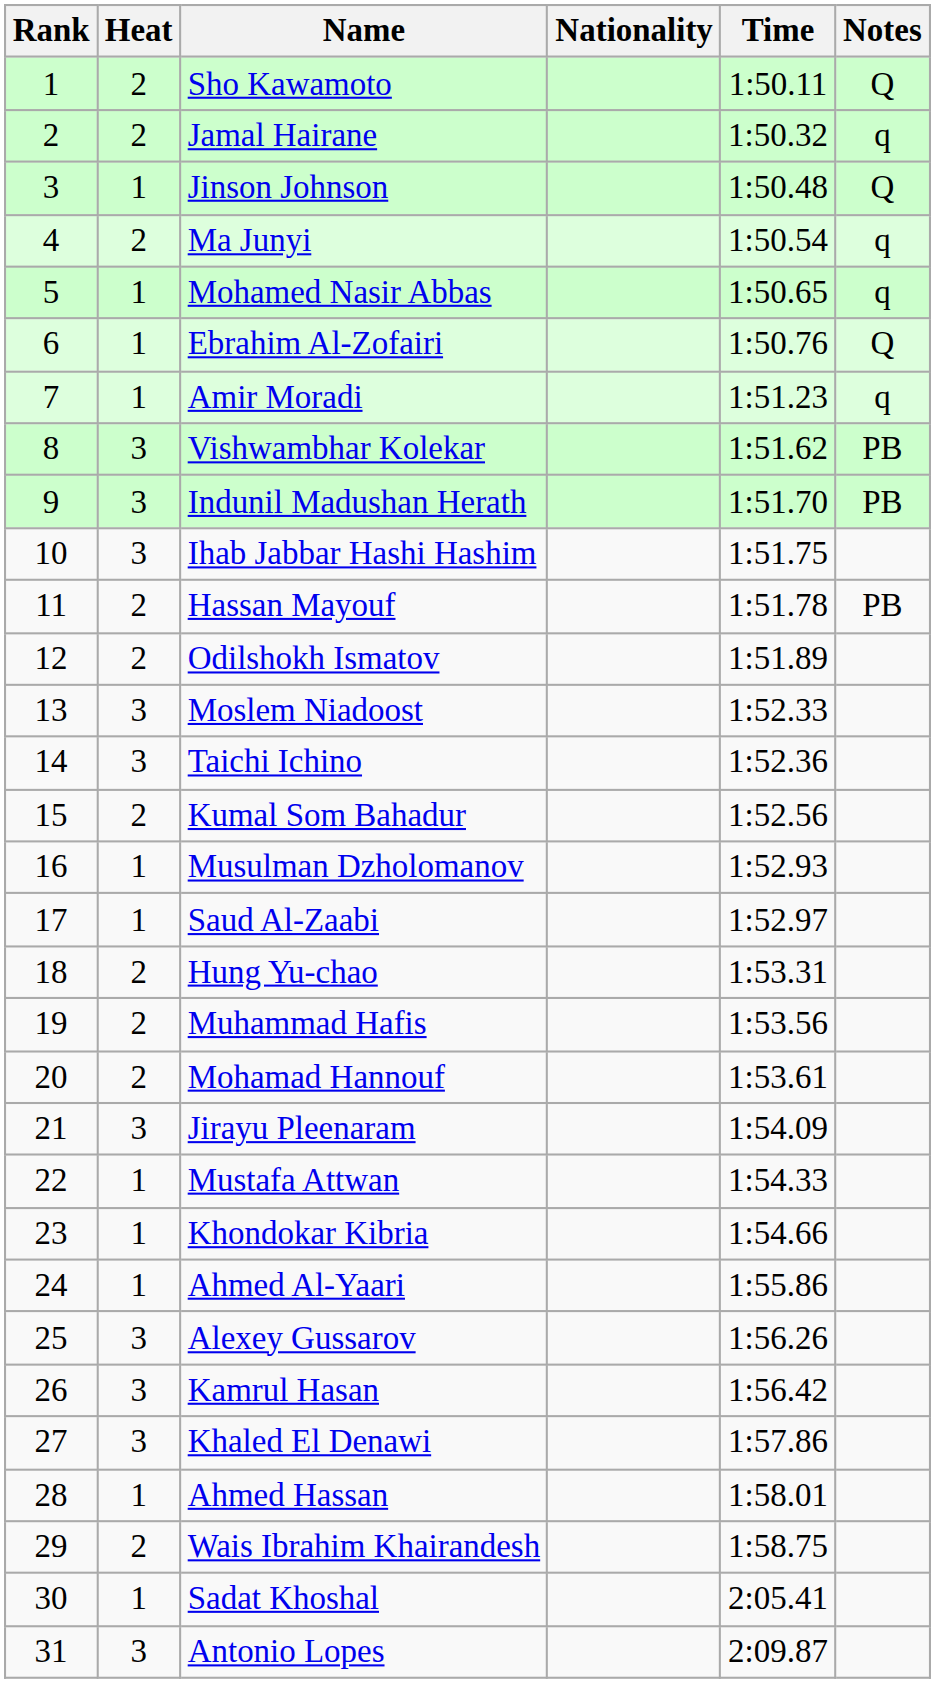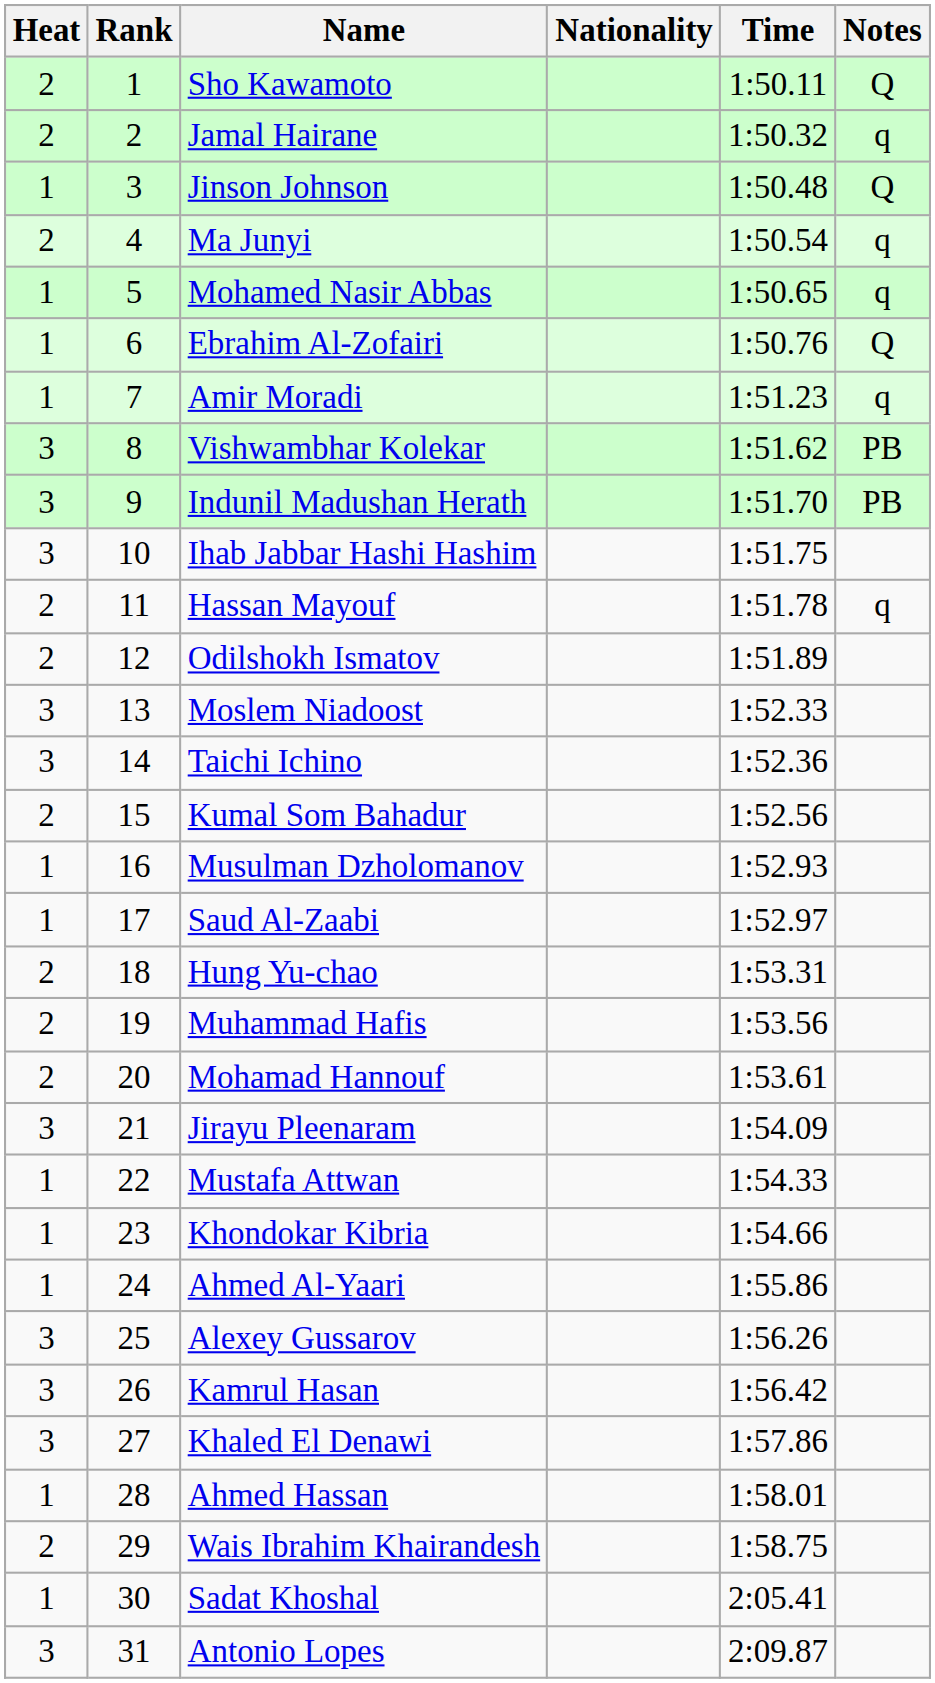columns swapped: (51, 30) <-> (139, 30)
(882, 605) PB -> (882, 605) q
